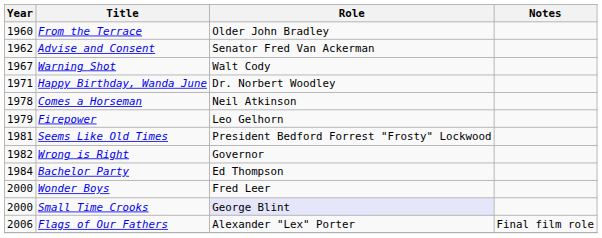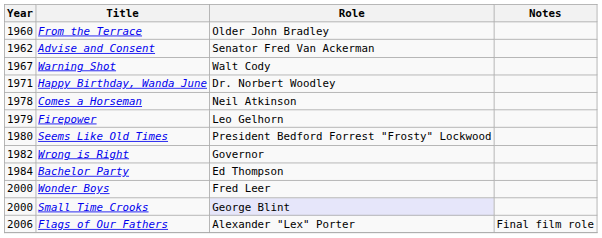(20, 136) 1981 -> (20, 136) 1980
